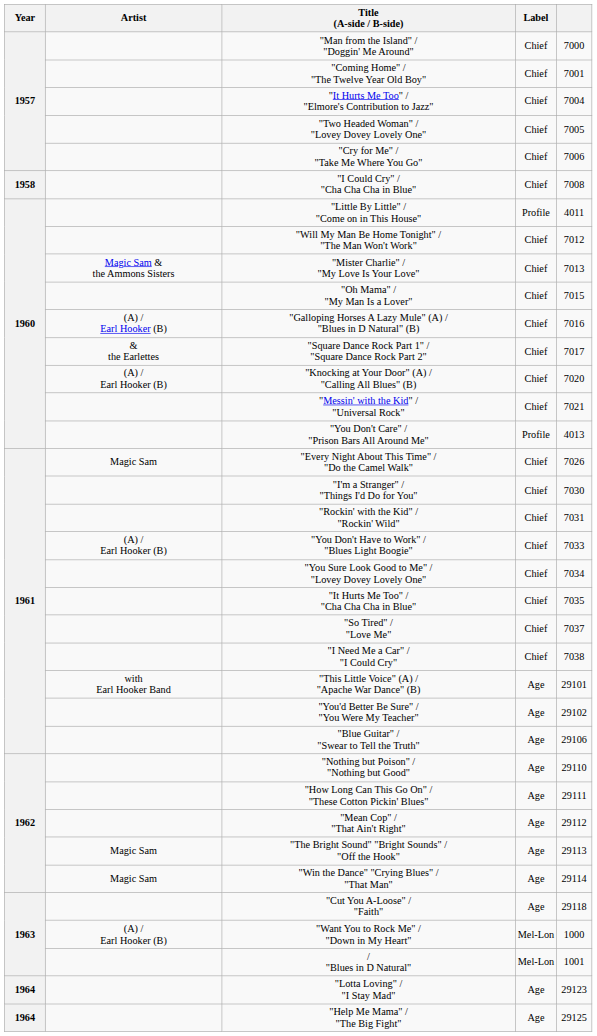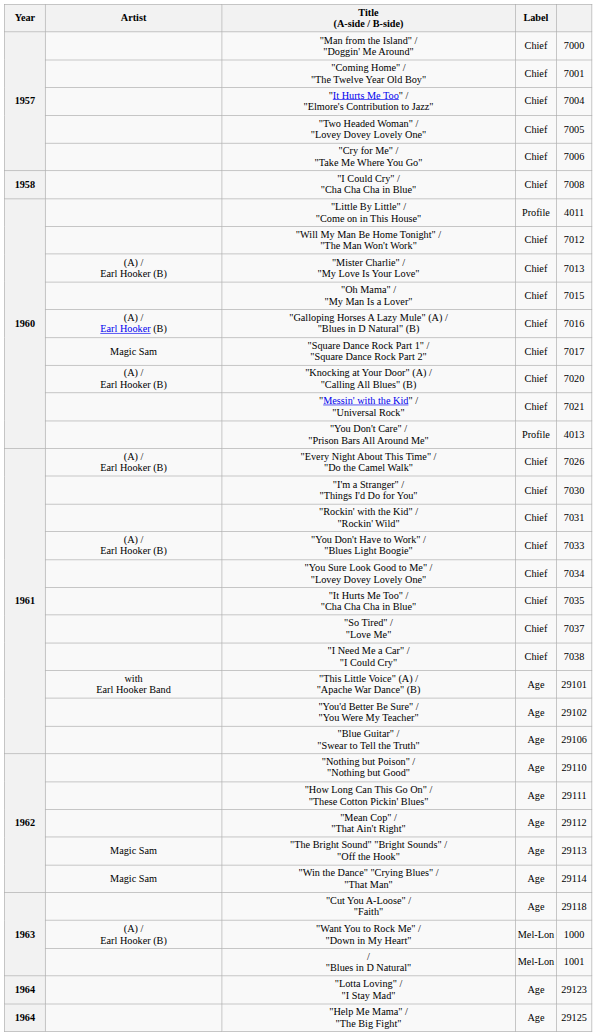(134, 268) Magic Sam & the Ammons Sisters -> (134, 268) (A) / Earl Hooker (B)
(134, 351) & the Earlettes -> (134, 351) Magic Sam
(134, 462) Magic Sam -> (134, 462) (A) / Earl Hooker (B)
